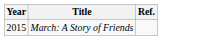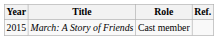+ column: (164, 12)
